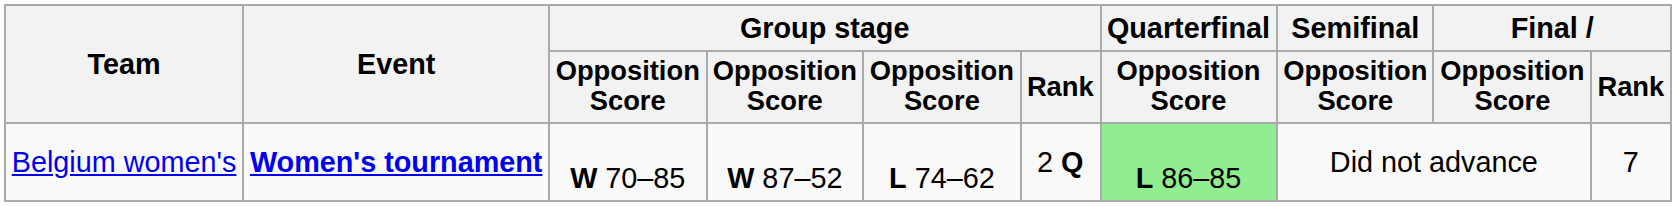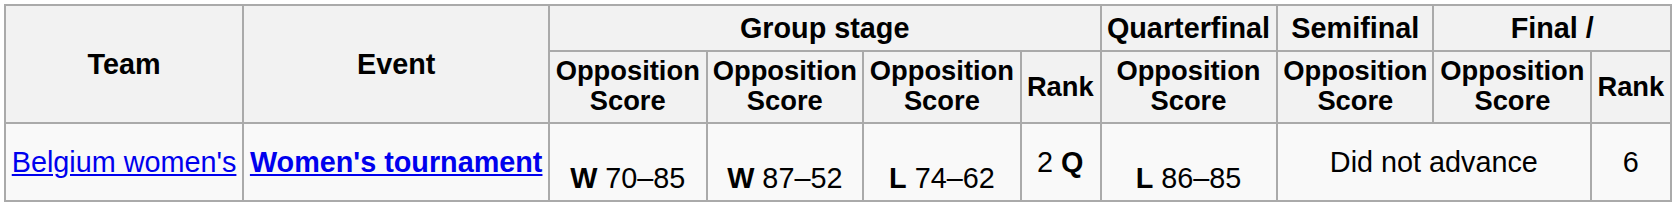(1188, 179) lightgreen background -> (1188, 179) no background
(1631, 163) 7 -> (1631, 163) 6
